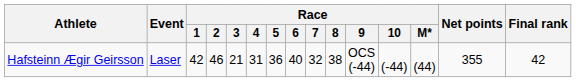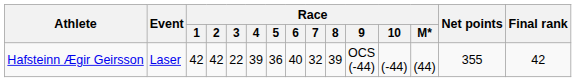(216, 60) 46 -> (216, 60) 42
(236, 60) 21 -> (236, 60) 22
(256, 60) 31 -> (256, 60) 39
(335, 60) 38 -> (335, 60) 39
